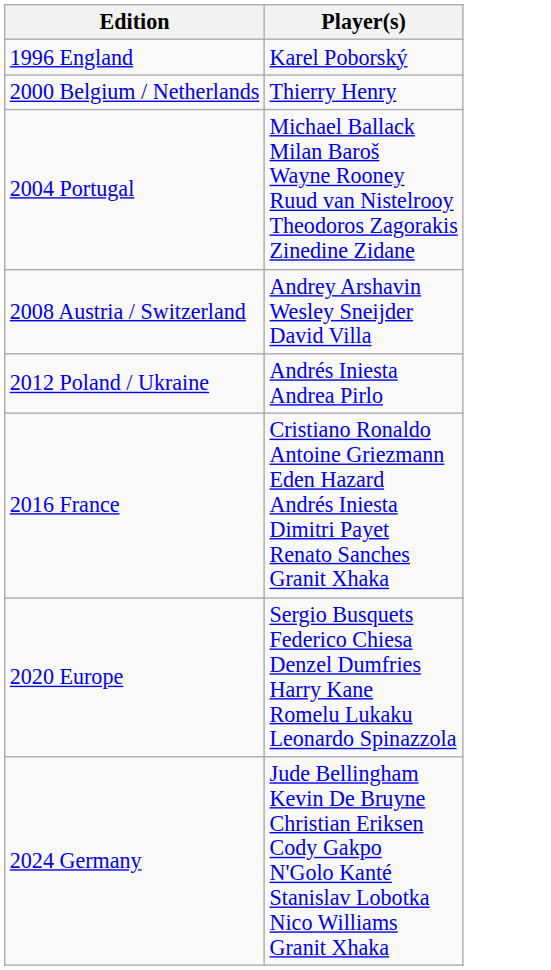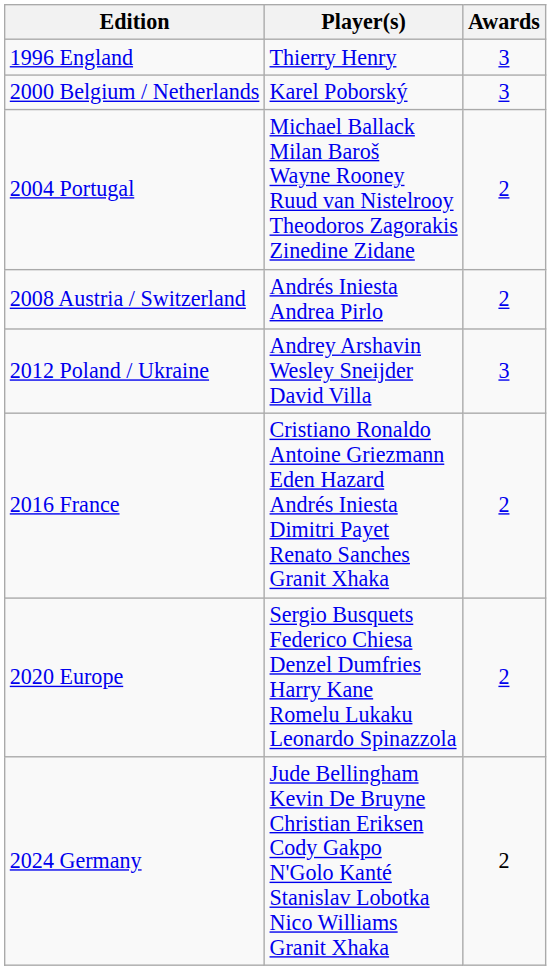+ column: (504, 22)
(339, 57) Karel Poborský -> (333, 57) Thierry Henry
(333, 92) Thierry Henry -> (339, 92) Karel Poborský
(345, 311) Andrey Arshavin Wesley Sneijder David Villa -> (334, 298) Andrés Iniesta Andrea Pirlo
(334, 383) Andrés Iniesta Andrea Pirlo -> (345, 370) Andrey Arshavin Wesley Sneijder David Villa
